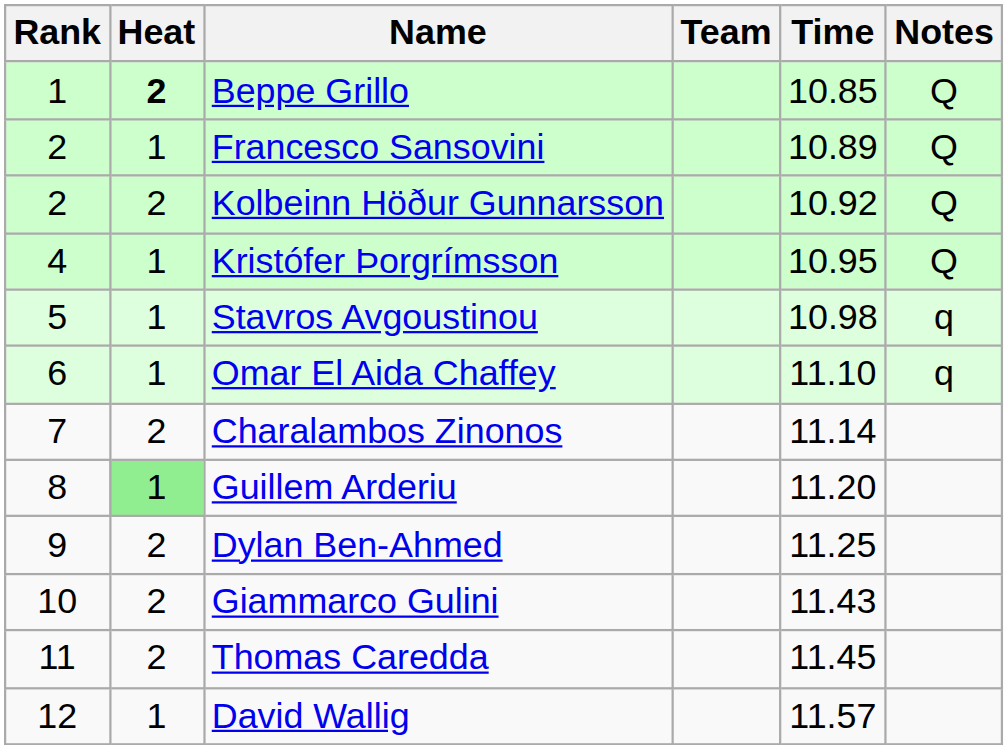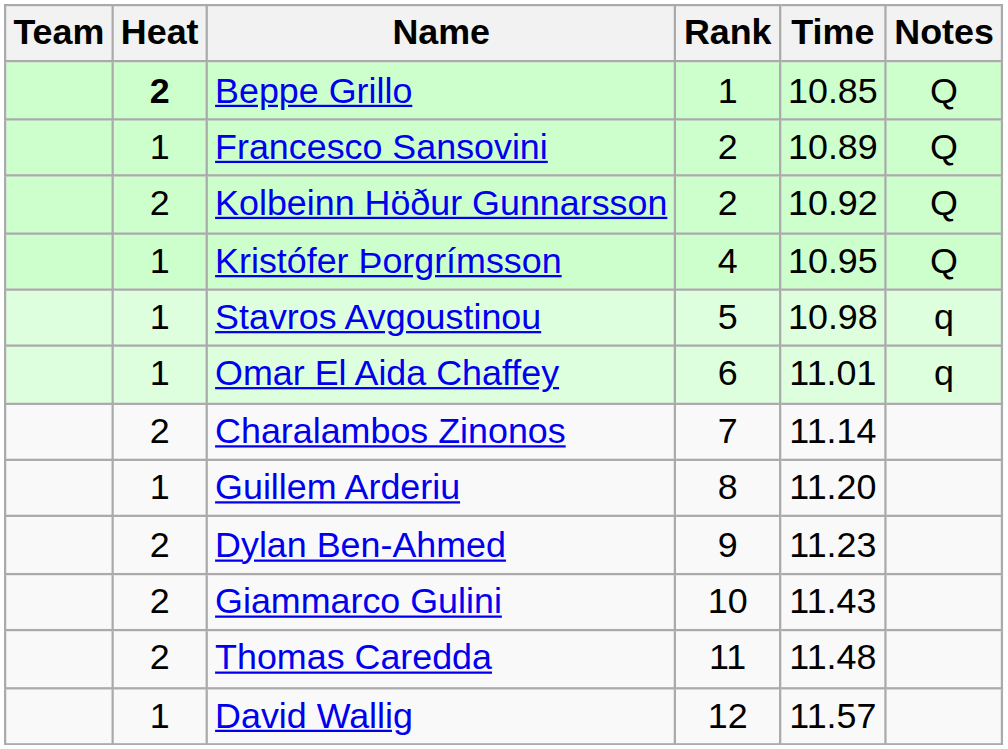columns swapped: (57, 32) <-> (726, 32)
(833, 373) 11.10 -> (833, 373) 11.01
(156, 487) lightgreen background -> (160, 487) no background
(833, 544) 11.25 -> (833, 544) 11.23
(833, 658) 11.45 -> (833, 658) 11.48
